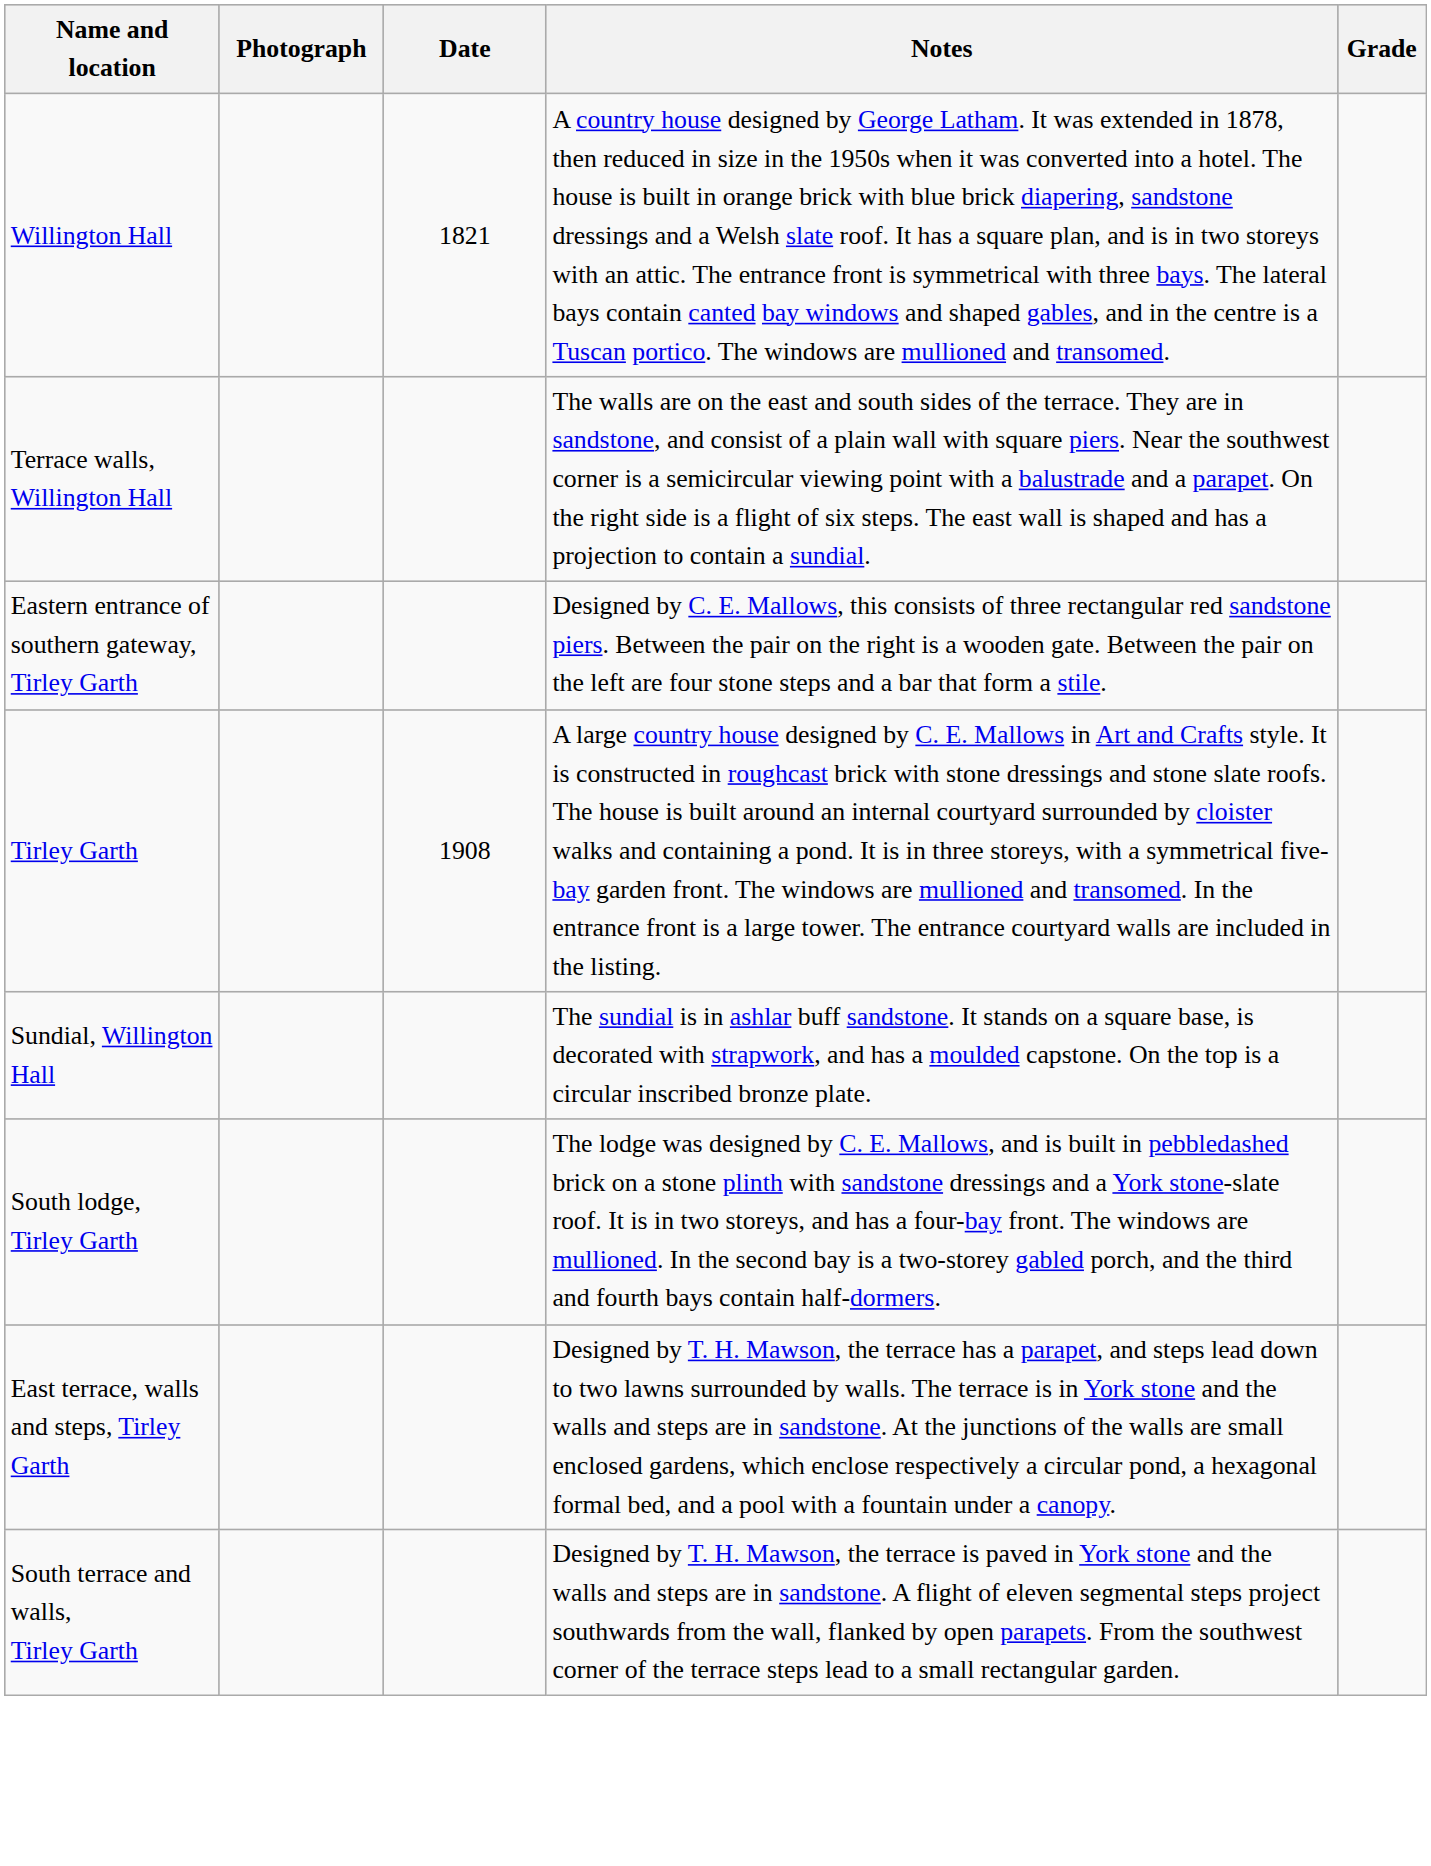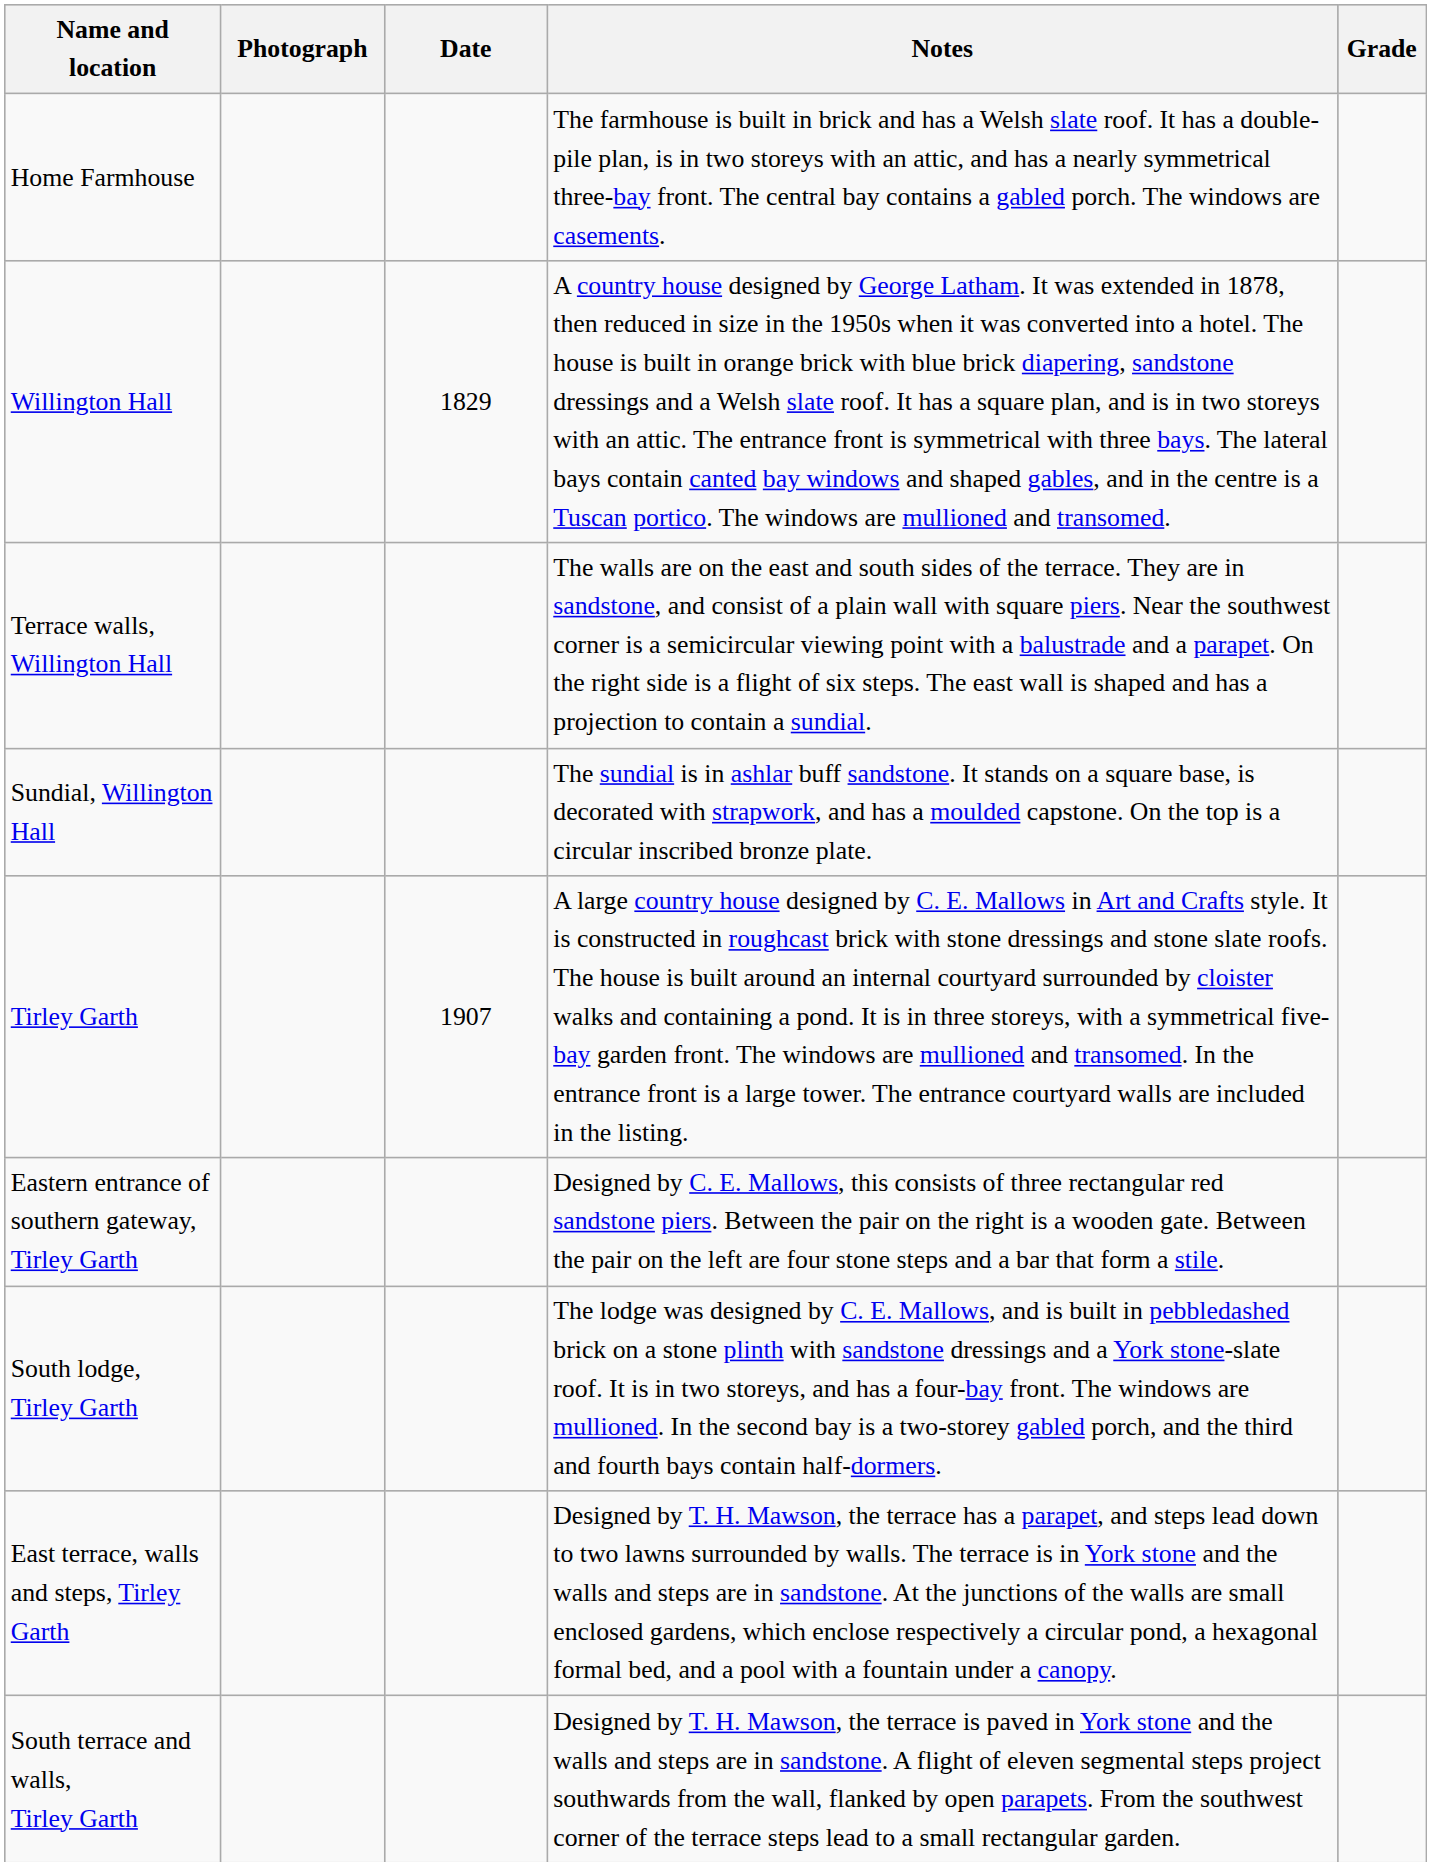+ row: (103, 176)
(465, 234) 1821 -> (466, 401) 1829
rows swapped: (112, 1055) <-> (110, 644)
(465, 850) 1908 -> (466, 1016) 1907
